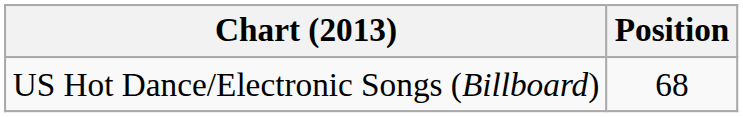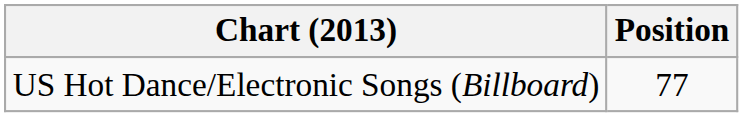(672, 83) 68 -> (672, 83) 77
